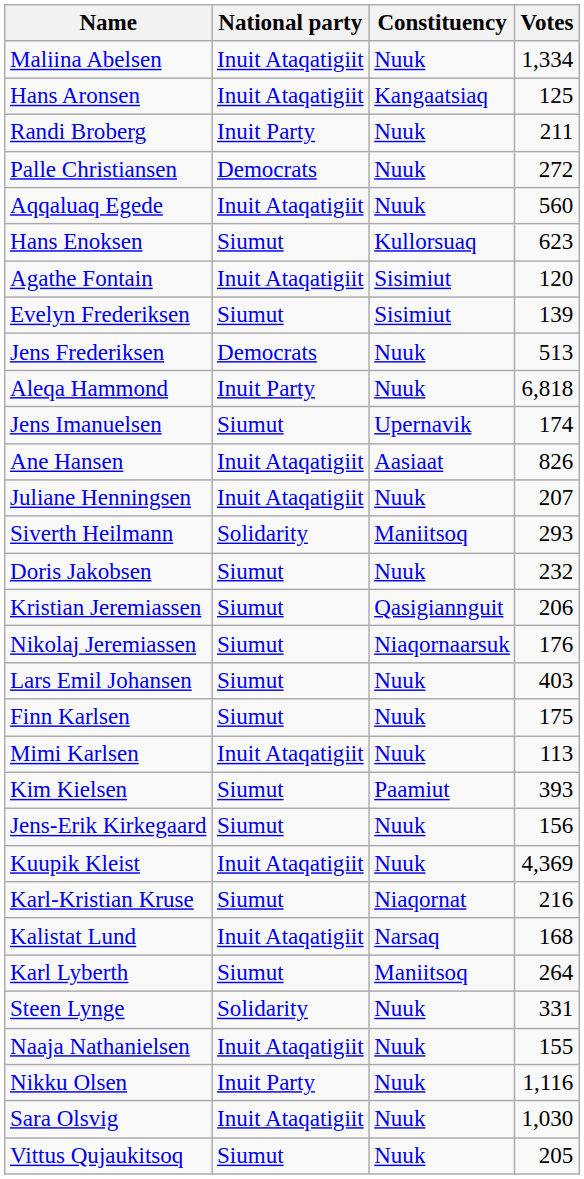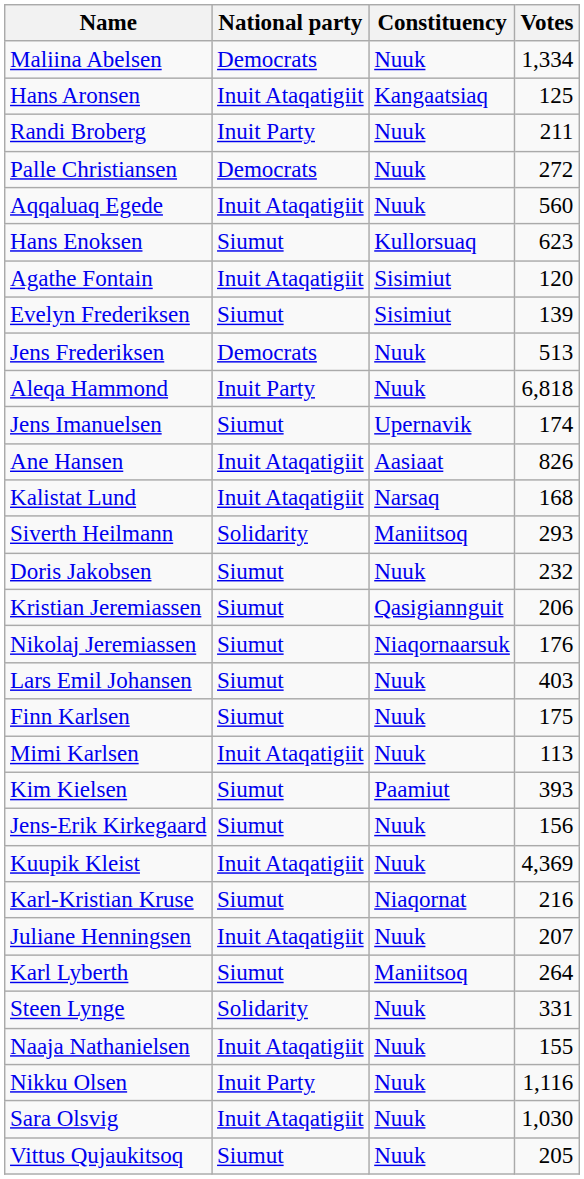(290, 59) Inuit Ataqatigiit -> (267, 59) Democrats
rows swapped: (101, 497) <-> (73, 936)
